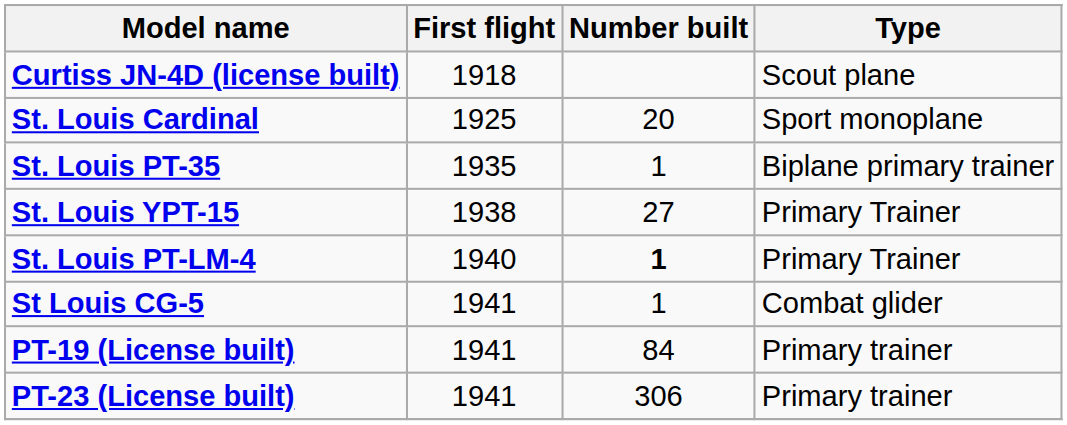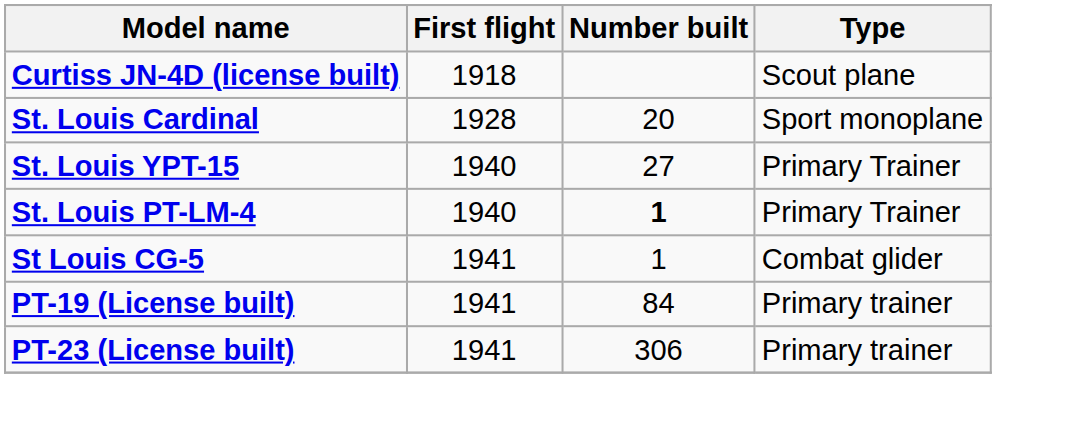(484, 120) 1925 -> (484, 120) 1928
- row: (116, 166)
(484, 212) 1938 -> (484, 166) 1940
